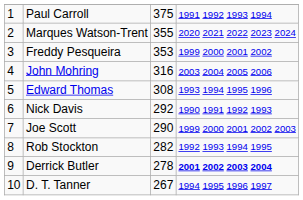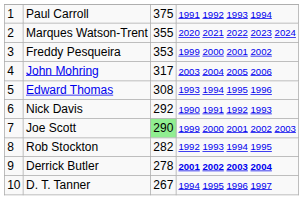(163, 71) 316 -> (163, 71) 317
(163, 128) no background -> (163, 128) lightgreen background
